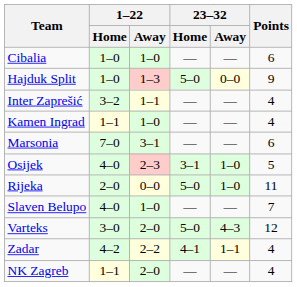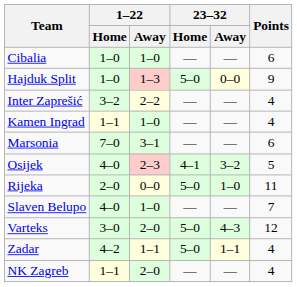(150, 100) 1–1 -> (150, 100) 2–2
(190, 164) 3–1 -> (190, 164) 4–1
(230, 164) 1–0 -> (230, 164) 3–2
(150, 249) 2–2 -> (150, 249) 1–1
(190, 249) 4–1 -> (190, 249) 5–0
